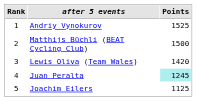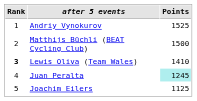(16, 62) normal -> (16, 62) bold
(180, 62) 1420 -> (180, 62) 1410
